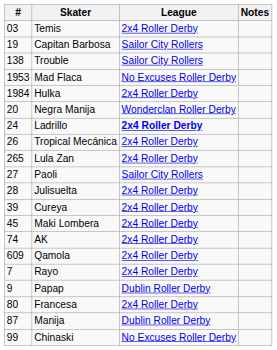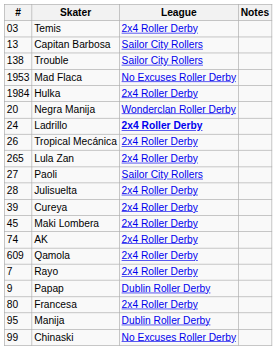(12, 45) 19 -> (12, 45) 13
(12, 321) 87 -> (12, 321) 95
